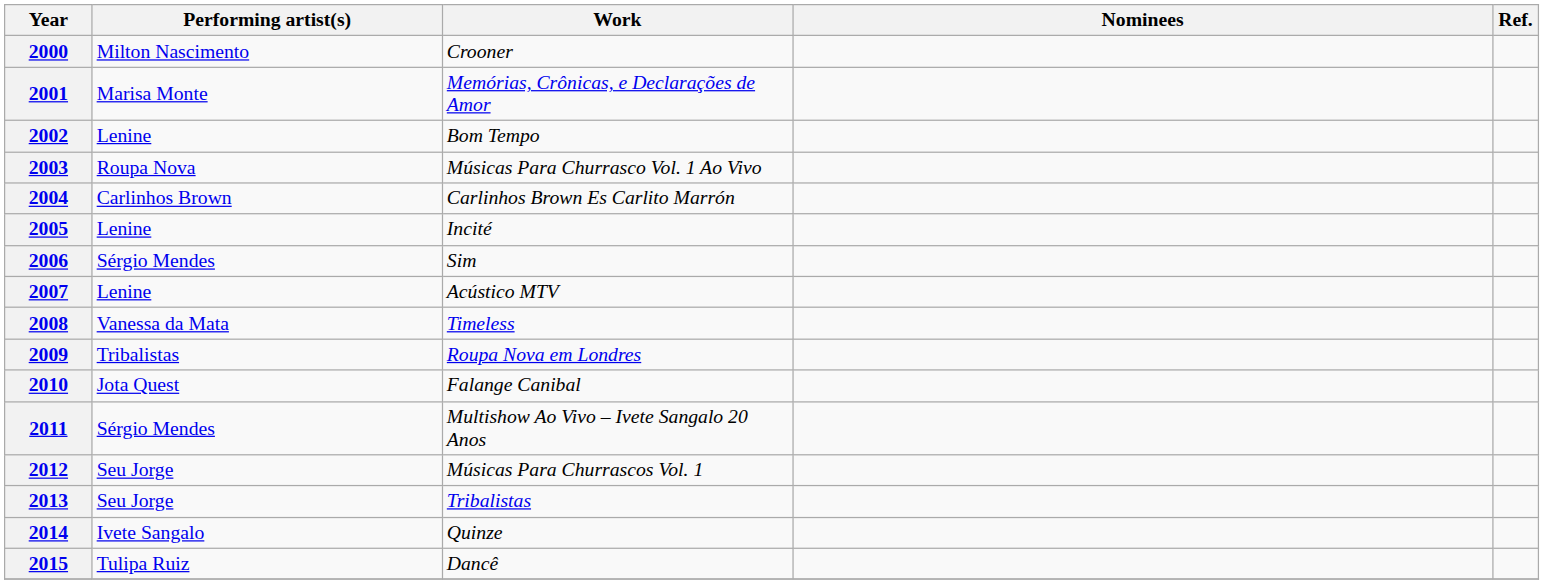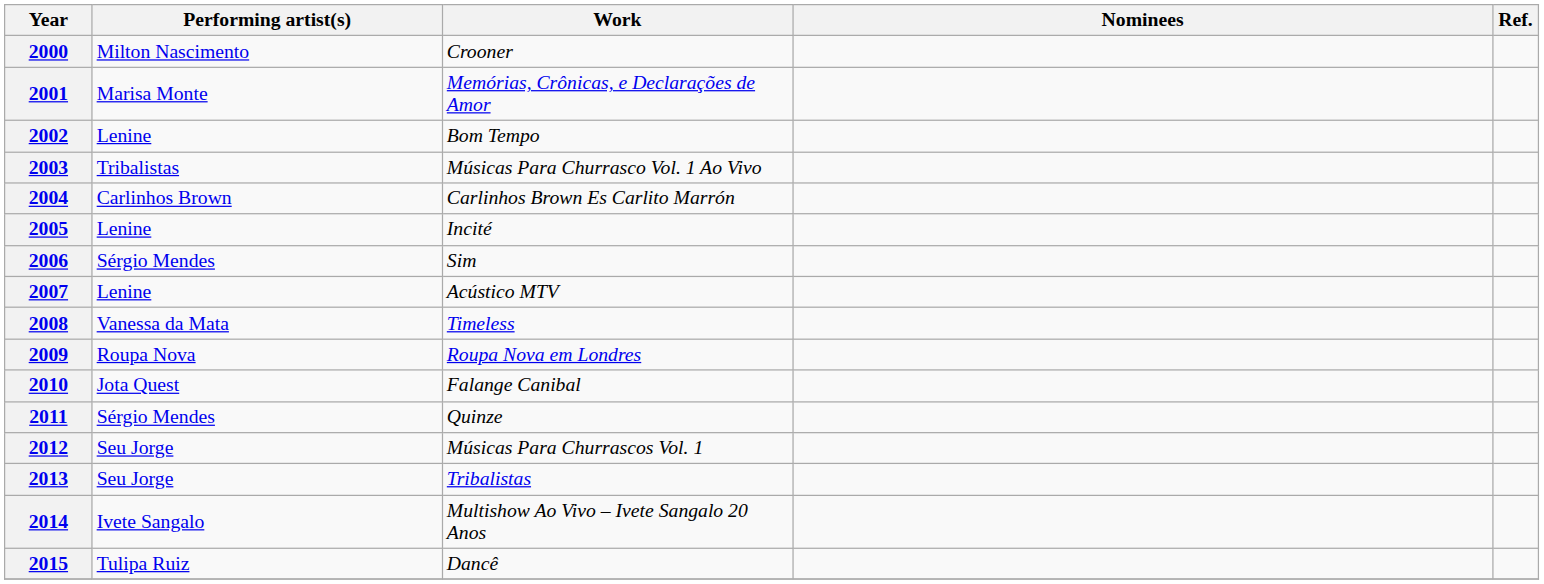(146, 167) Roupa Nova -> (138, 167) Tribalistas
(138, 354) Tribalistas -> (146, 354) Roupa Nova
(597, 427) Multishow Ao Vivo – Ivete Sangalo 20 Anos -> (475, 416) Quinze
(475, 532) Quinze -> (597, 521) Multishow Ao Vivo – Ivete Sangalo 20 Anos
